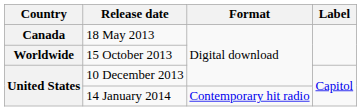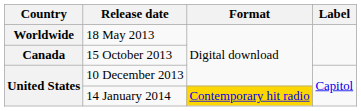(44, 34) Canada -> (44, 34) Worldwide
(44, 55) Worldwide -> (44, 55) Canada
(250, 95) no background -> (250, 95) gold background
